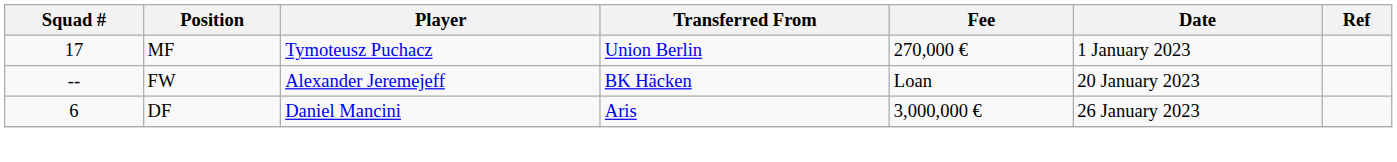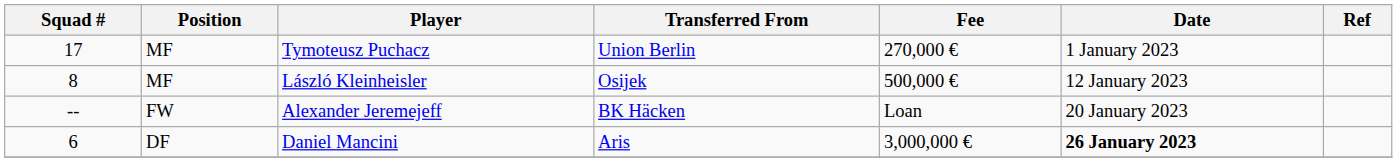+ row: (354, 81)
(1139, 111) normal -> (1131, 142) bold
